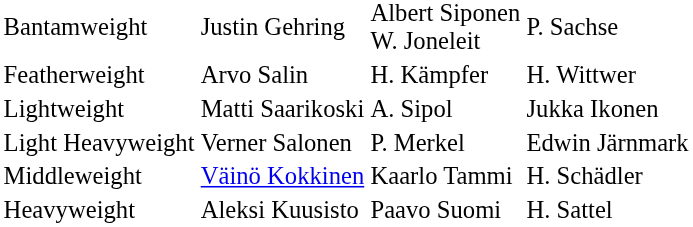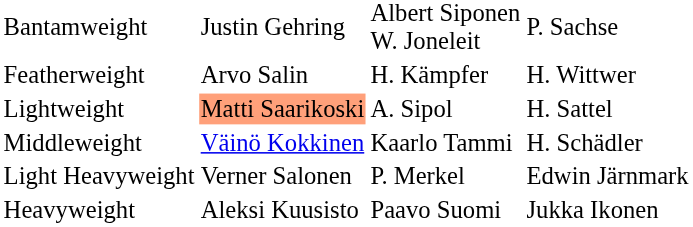(282, 108) no background -> (282, 108) lightsalmon background
(593, 108) Jukka Ikonen -> (570, 108) H. Sattel
rows swapped: (73, 176) <-> (99, 142)
(570, 210) H. Sattel -> (593, 210) Jukka Ikonen
